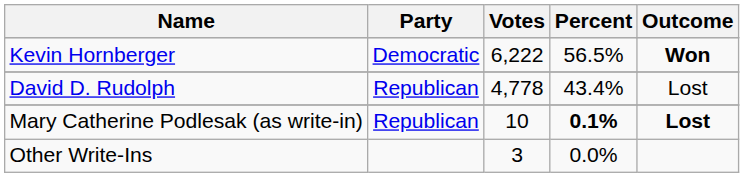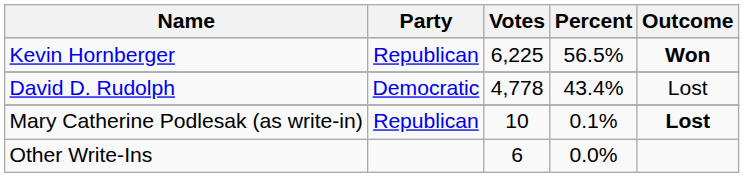(426, 54) Democratic -> (426, 54) Republican
(517, 54) 6,222 -> (517, 54) 6,225
(426, 88) Republican -> (426, 88) Democratic
(594, 121) bold -> (594, 121) normal
(517, 155) 3 -> (517, 155) 6
